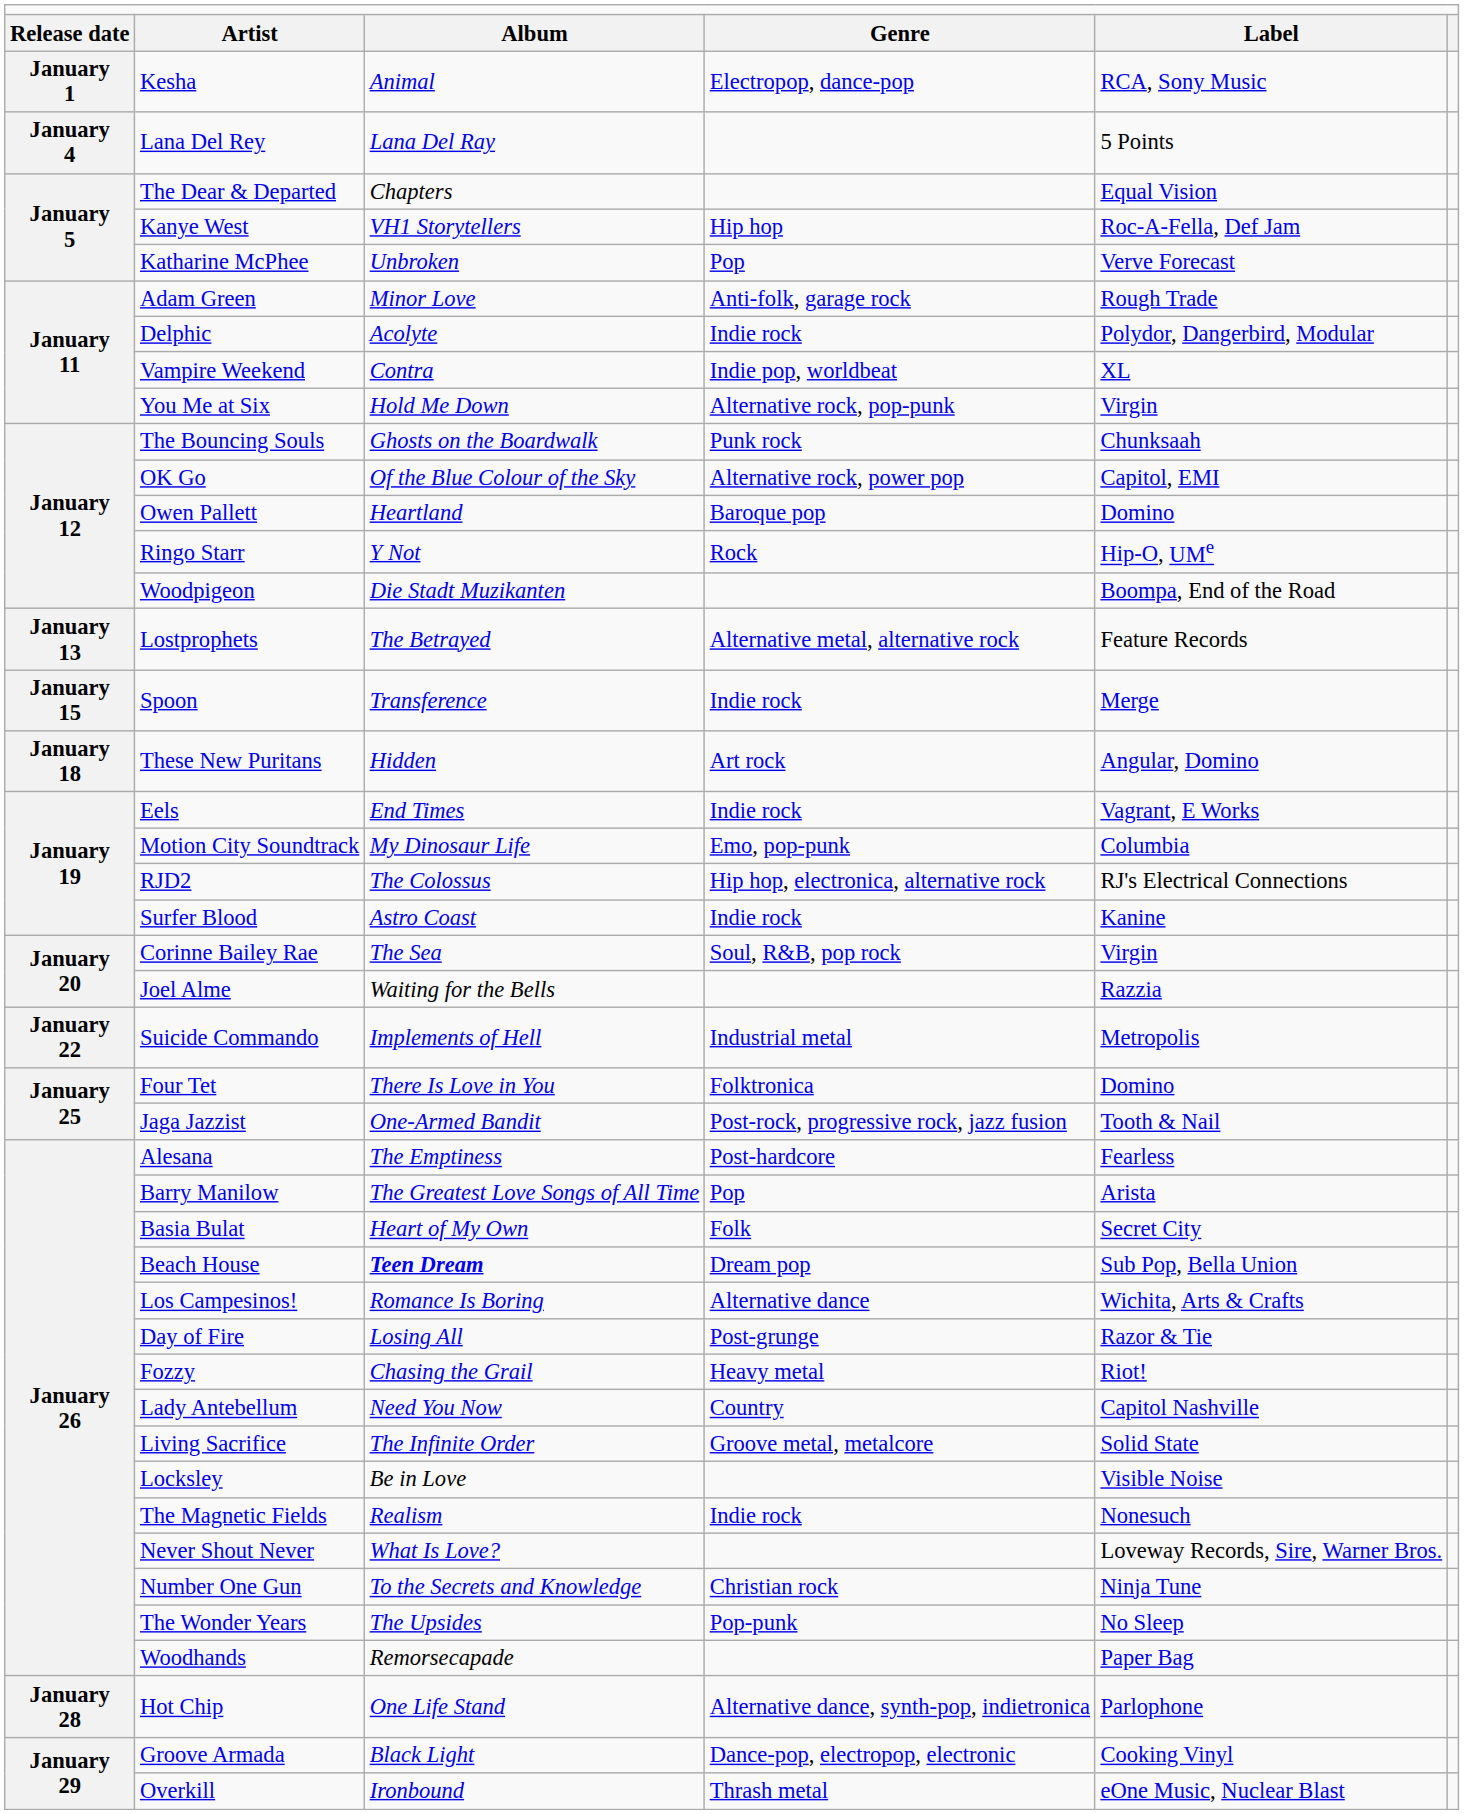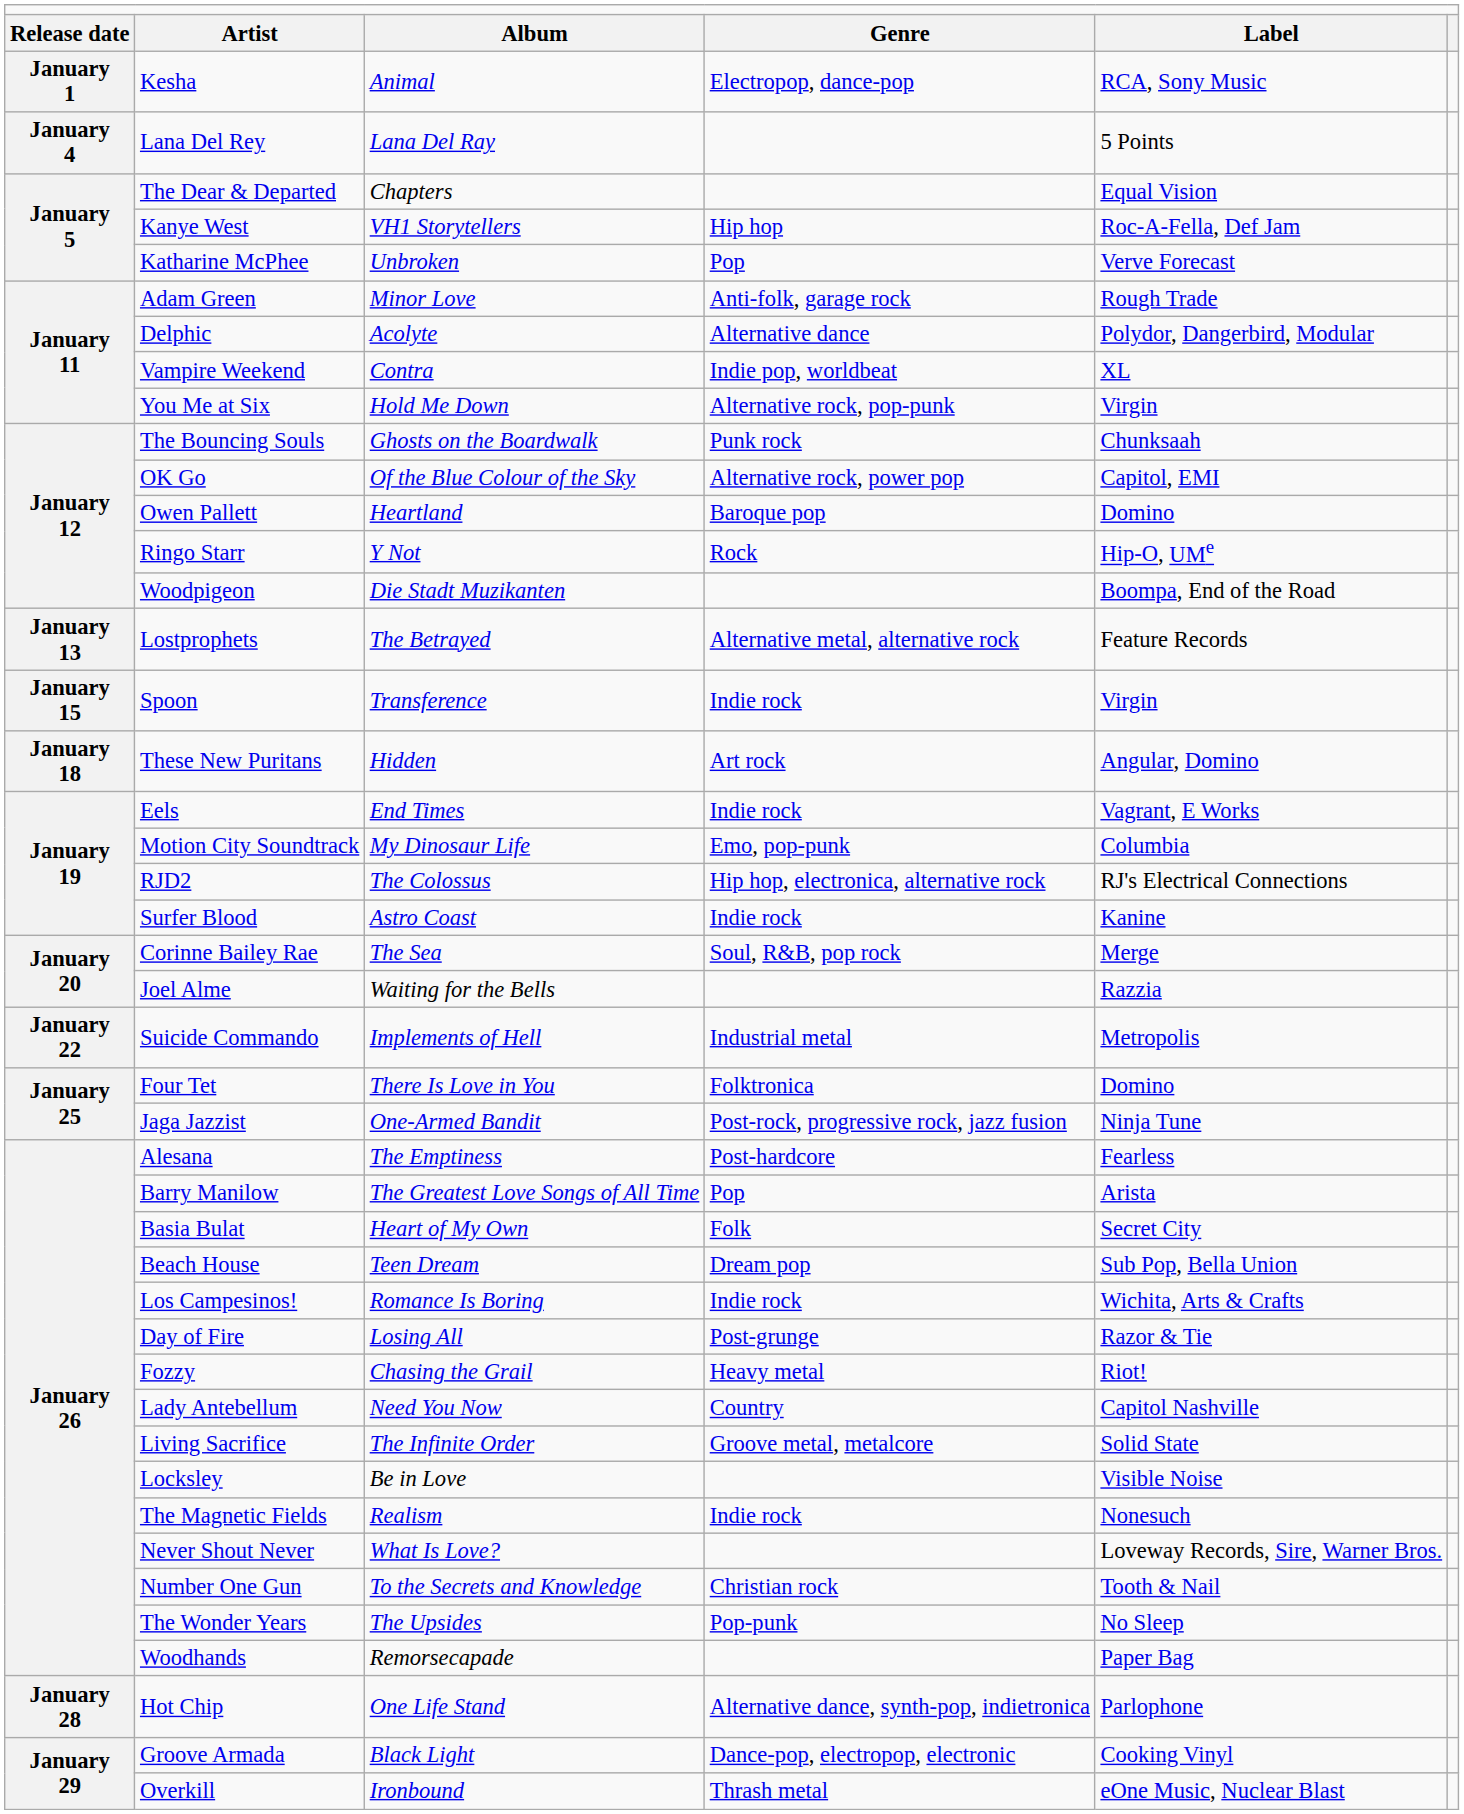(756, 333) Indie rock -> (790, 333) Alternative dance
(1130, 700) Merge -> (1129, 700) Virgin
(1129, 952) Virgin -> (1130, 952) Merge
(1160, 1121) Tooth & Nail -> (1151, 1121) Ninja Tune
(427, 1264) bold -> (424, 1264) normal
(790, 1300) Alternative dance -> (756, 1300) Indie rock
(1151, 1586) Ninja Tune -> (1160, 1586) Tooth & Nail
